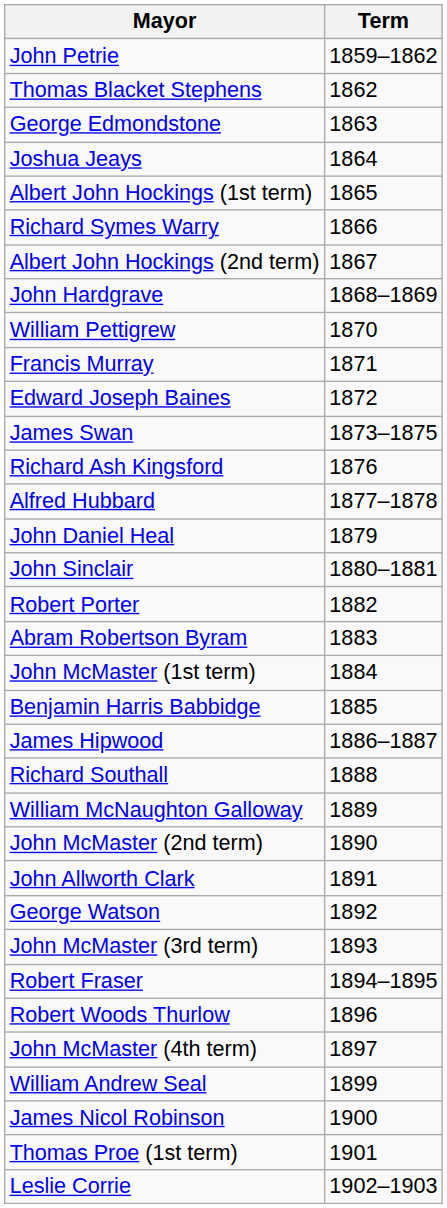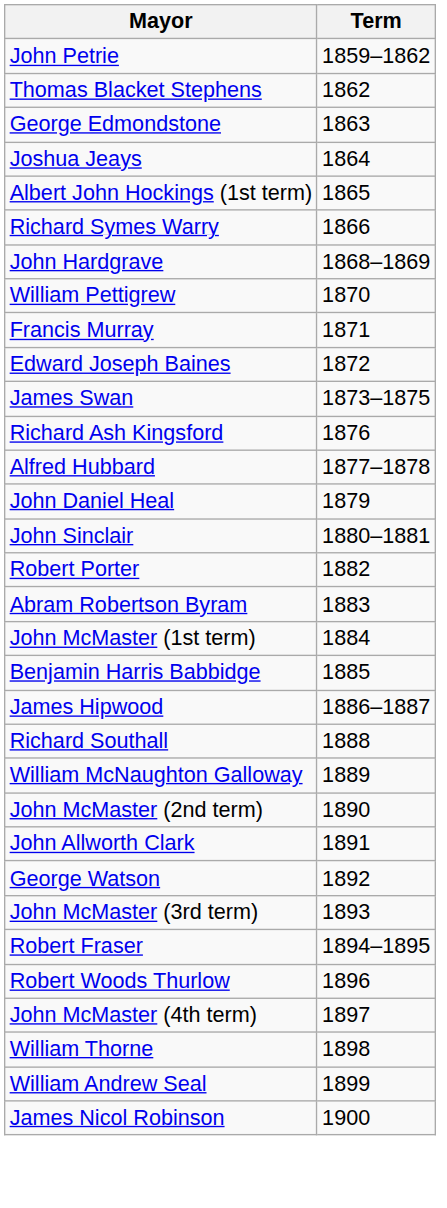- row: (165, 261)
+ row: (81, 1049)
- row: (124, 1152)
- row: (70, 1186)
